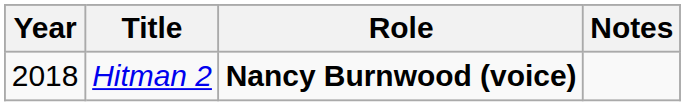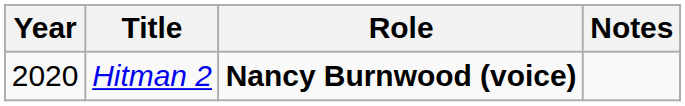(45, 75) 2018 -> (45, 75) 2020
